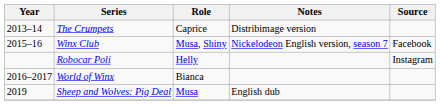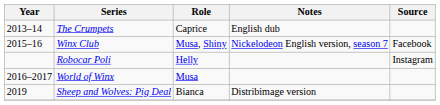(274, 28) Distribimage version -> (256, 28) English dub
(190, 76) Bianca -> (187, 76) Musa
(187, 92) Musa -> (190, 92) Bianca
(256, 92) English dub -> (274, 92) Distribimage version
